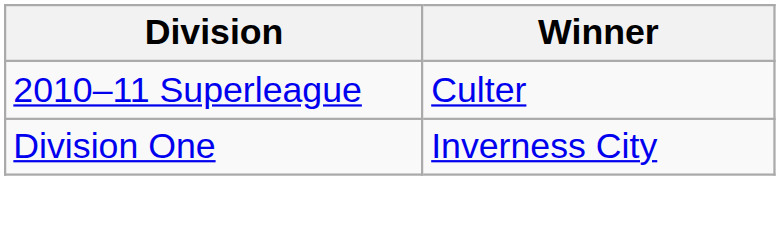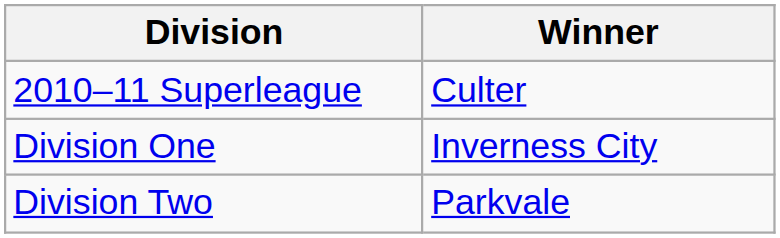+ row: (113, 202)
